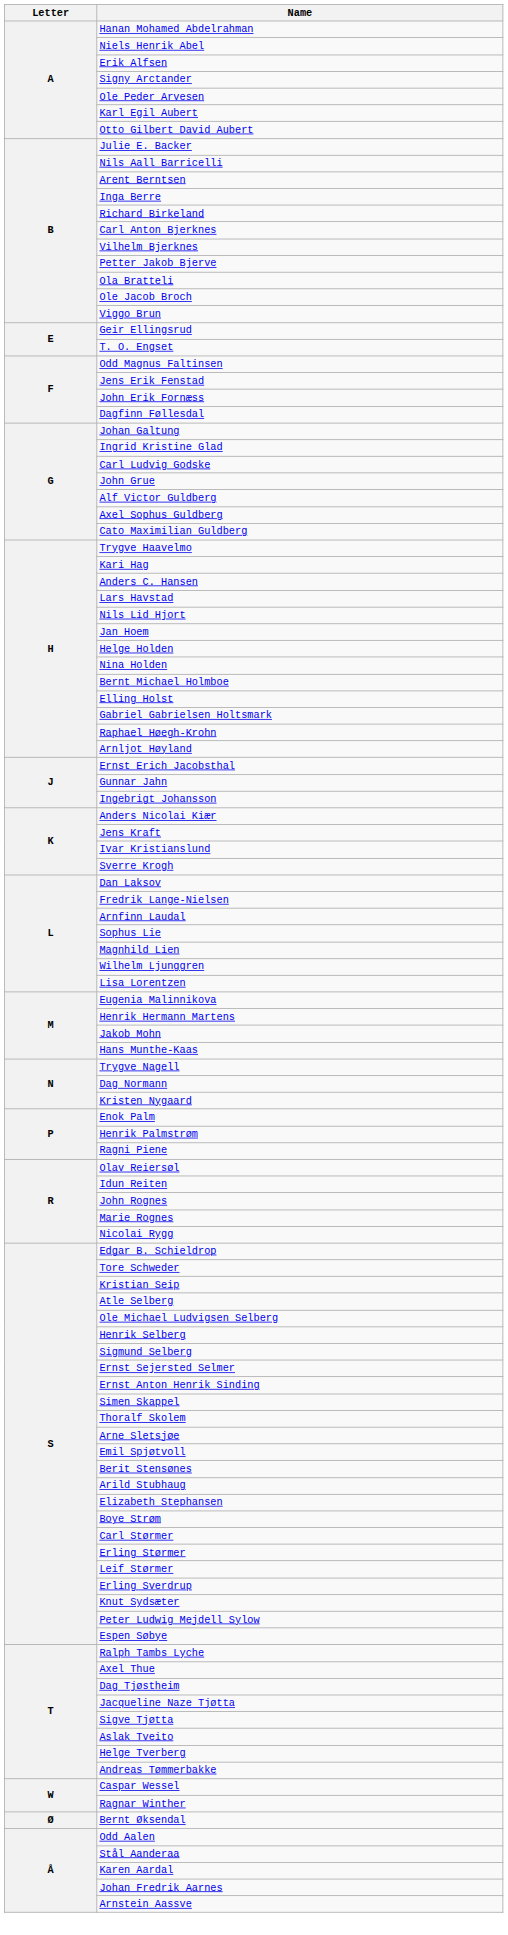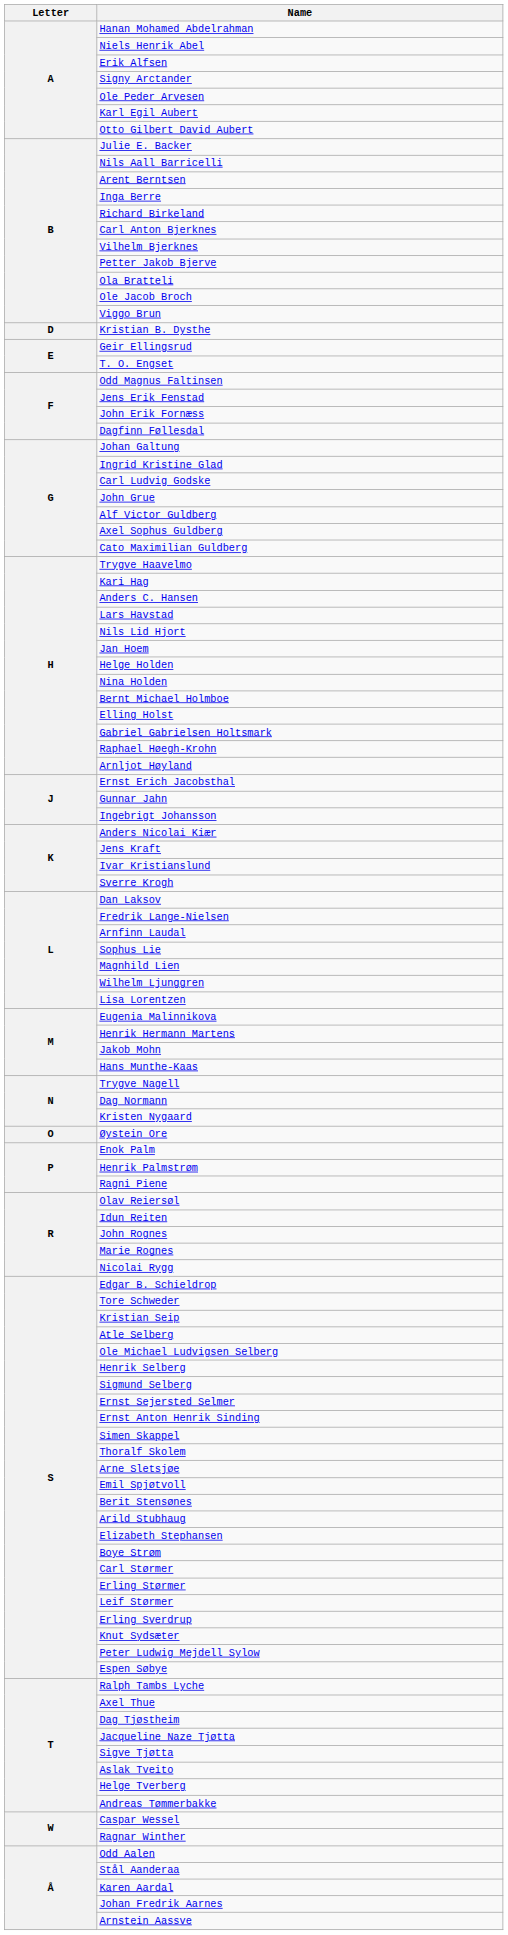+ row: (155, 331)
+ row: (133, 1134)
- row: (143, 1820)
